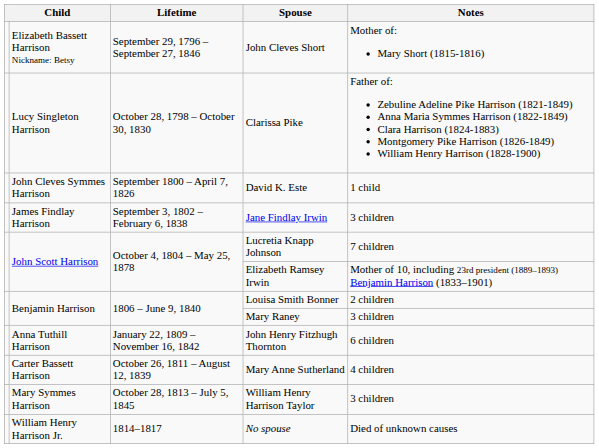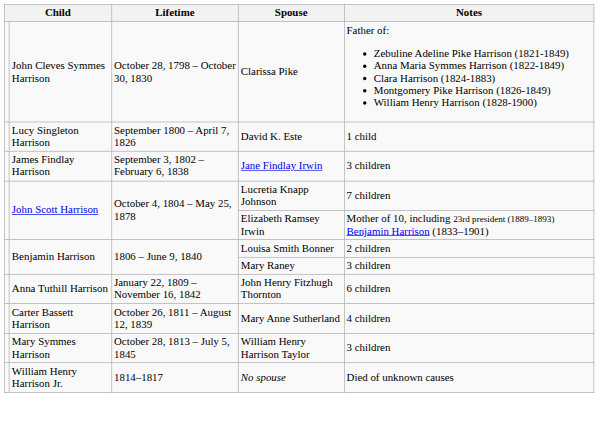- row: (285, 47)
(45, 123) Lucy Singleton Harrison -> (58, 71) John Cleves Symmes Harrison
(58, 187) John Cleves Symmes Harrison -> (45, 136) Lucy Singleton Harrison
